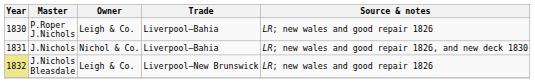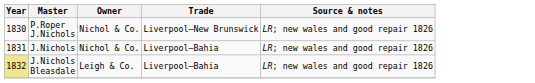(107, 29) Leigh & Co. -> (109, 29) Nichol & Co.
(181, 29) Liverpool–Bahia -> (201, 29) Liverpool–New Brunswick
(395, 48) LR; new wales and good repair 1826, and new deck 1830 -> (348, 48) LR; new wales and good repair 1826
(201, 66) Liverpool–New Brunswick -> (181, 66) Liverpool–Bahia
